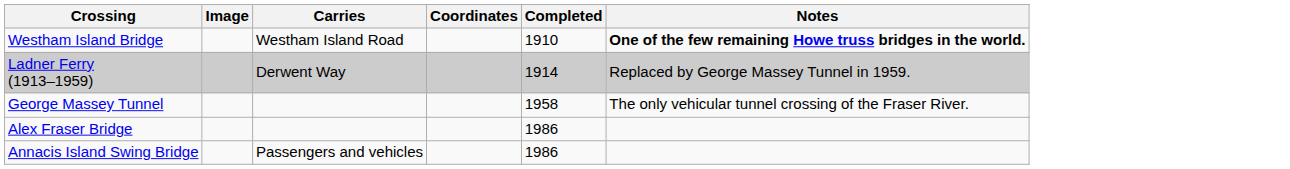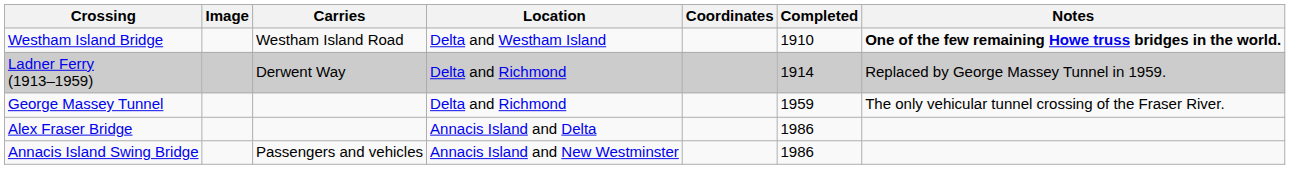+ column: (554, 16)
(541, 104) 1958 -> (797, 104) 1959
